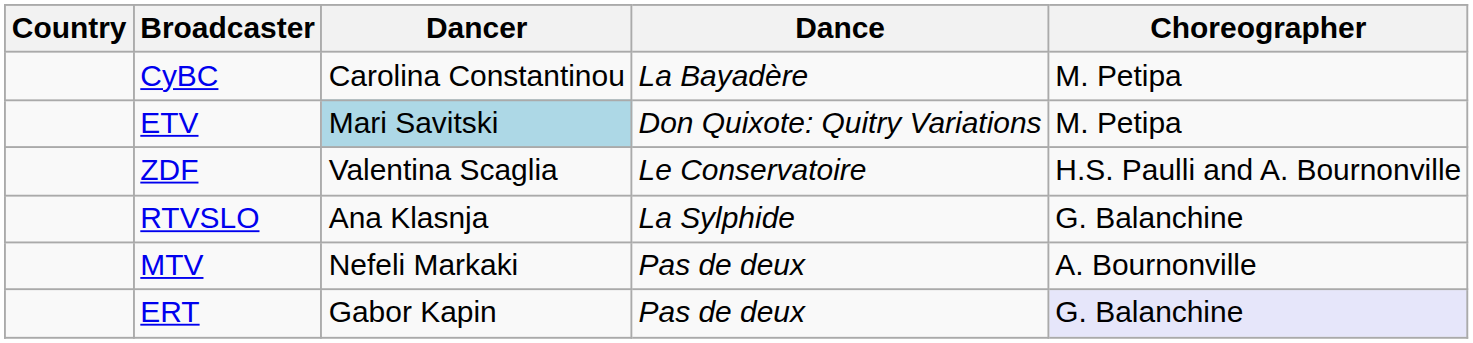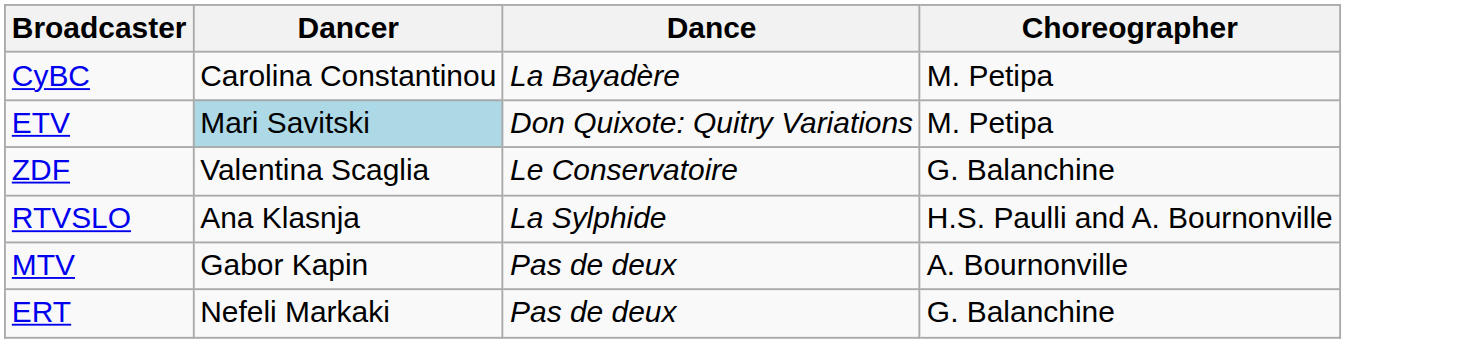- column: (69, 28)
(1258, 170) H.S. Paulli and A. Bournonville -> (1021, 170) G. Balanchine
(1149, 218) G. Balanchine -> (1130, 218) H.S. Paulli and A. Bournonville
(423, 265) Nefeli Markaki -> (284, 265) Gabor Kapin
(413, 312) Gabor Kapin -> (295, 312) Nefeli Markaki
(1149, 312) lavender background -> (1021, 312) no background
